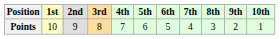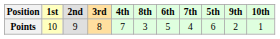columns swapped: (145, 12) <-> (213, 12)
